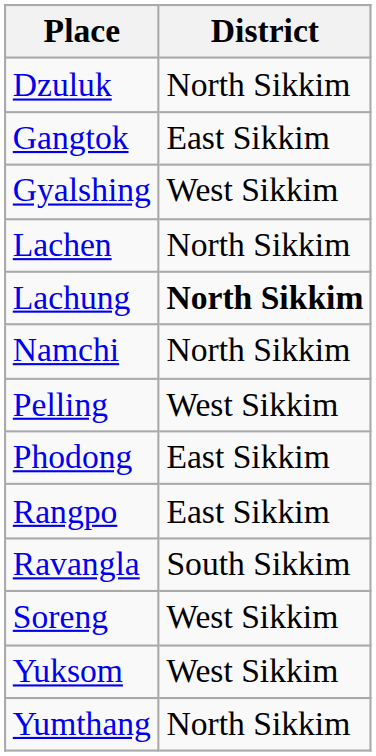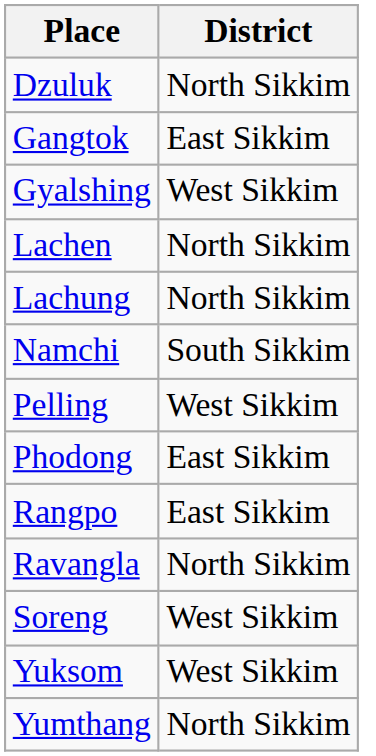(265, 297) bold -> (258, 297) normal
(258, 350) North Sikkim -> (258, 350) South Sikkim
(258, 564) South Sikkim -> (258, 564) North Sikkim
